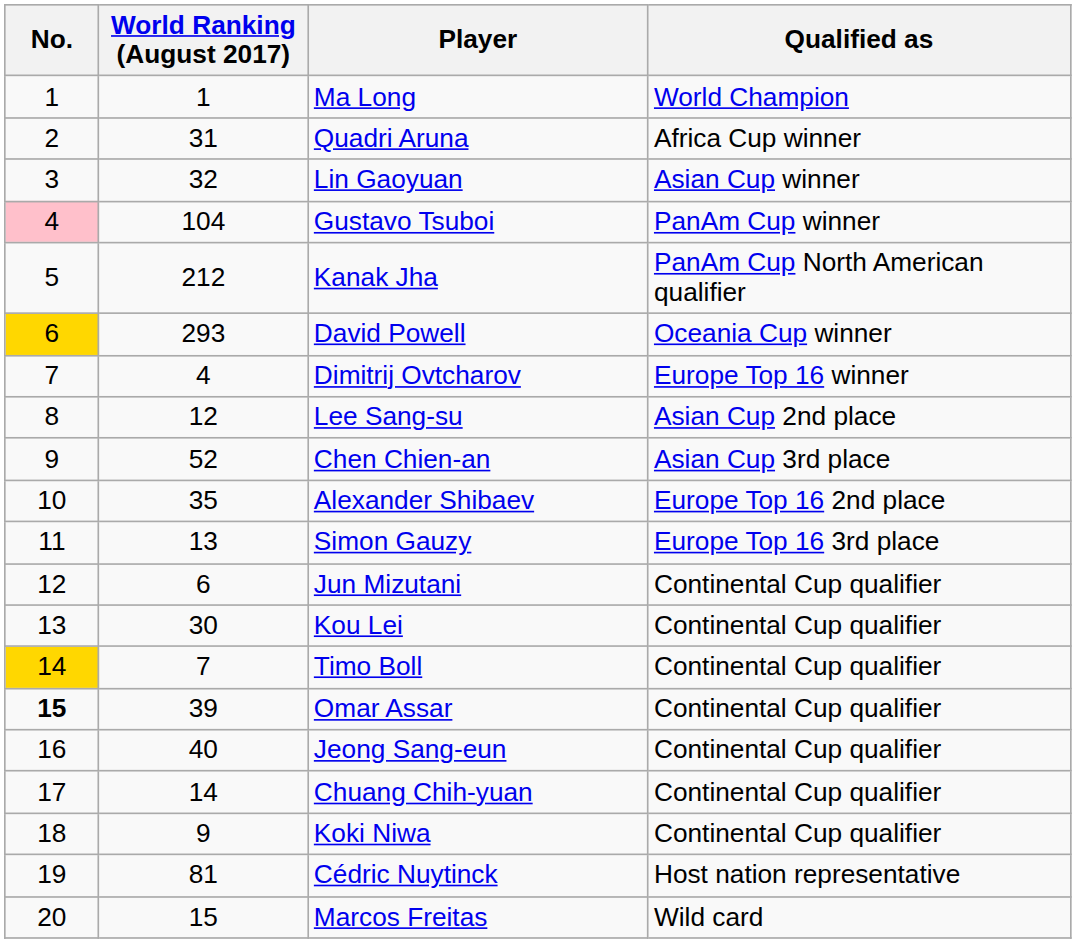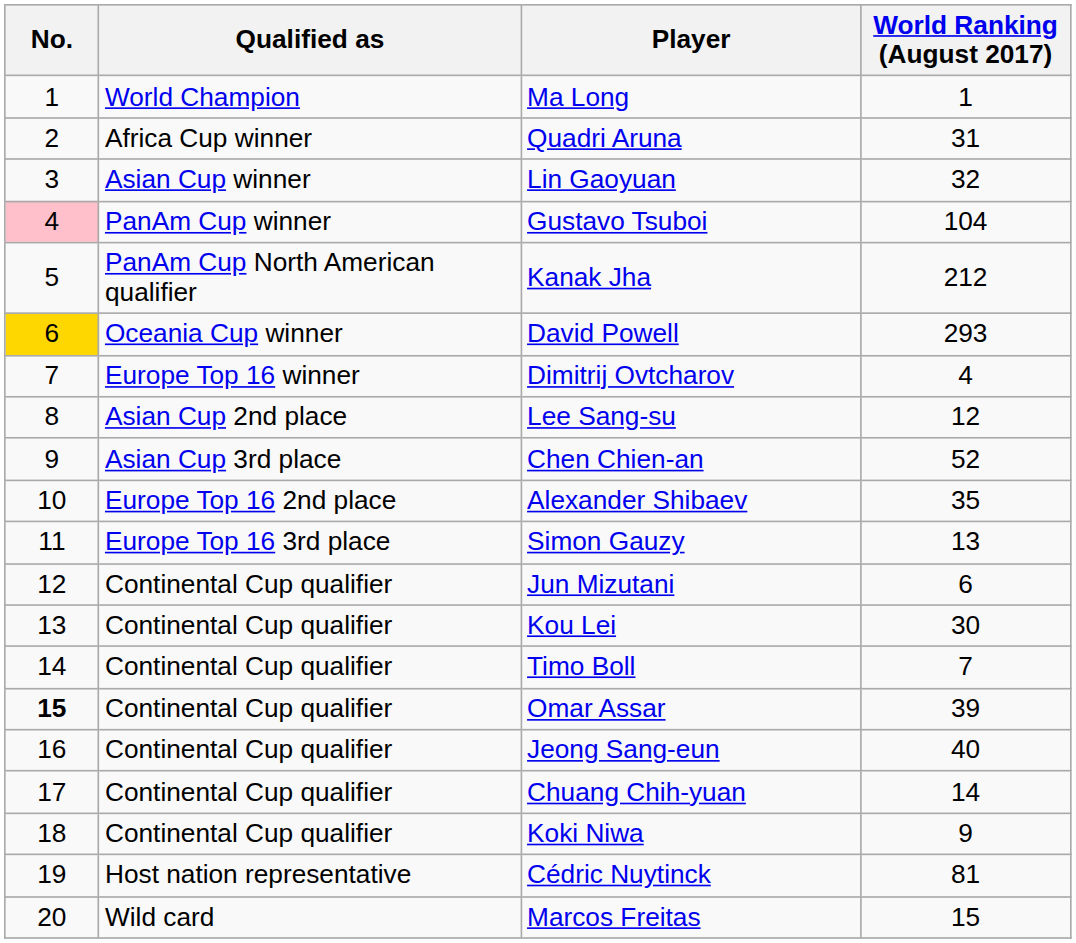columns swapped: (203, 40) <-> (859, 40)
(52, 666) gold background -> (52, 666) no background
